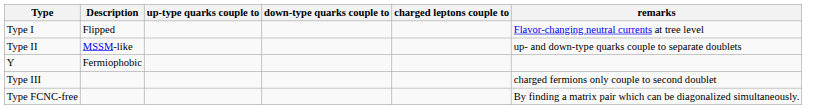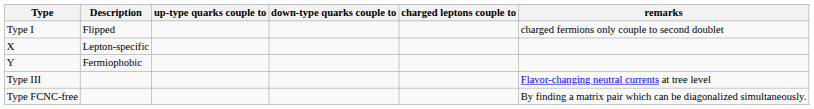(609, 29) Flavor-changing neutral currents at tree level -> (622, 29) charged fermions only couple to second doublet
- row: (22, 46)
+ row: (11, 46)
(615, 79) charged fermions only couple to second doublet -> (616, 79) Flavor-changing neutral currents at tree level
